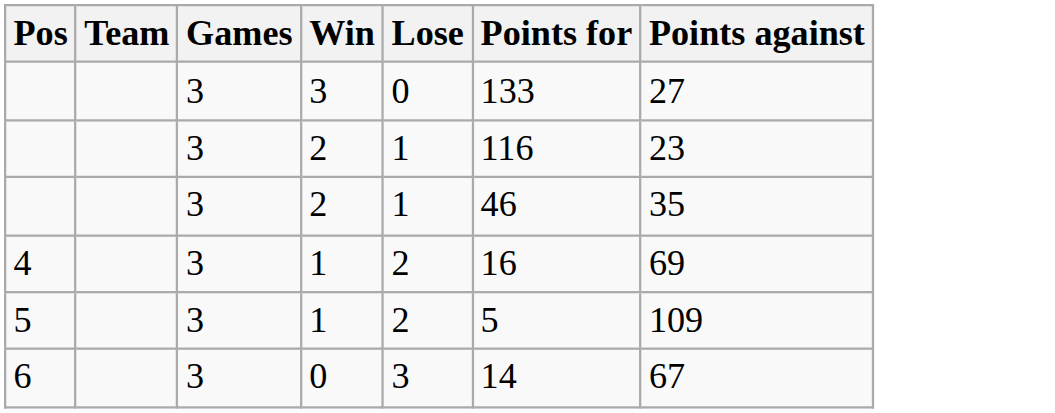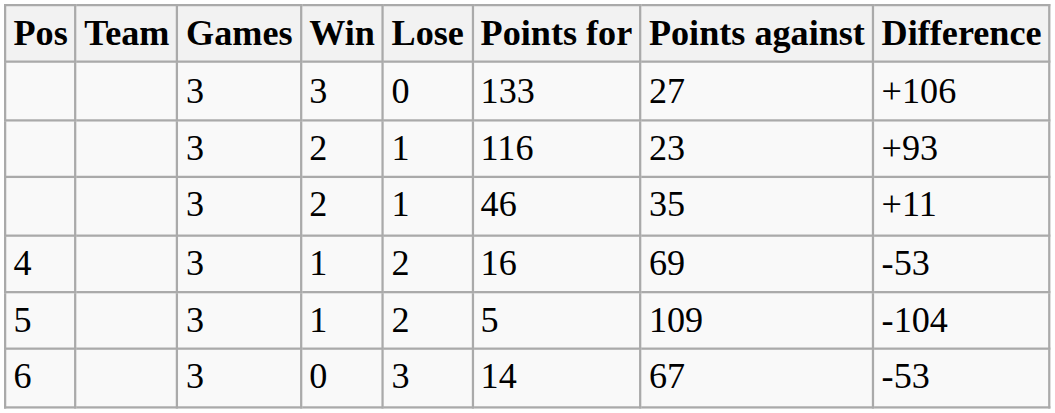+ column: (962, 33)
